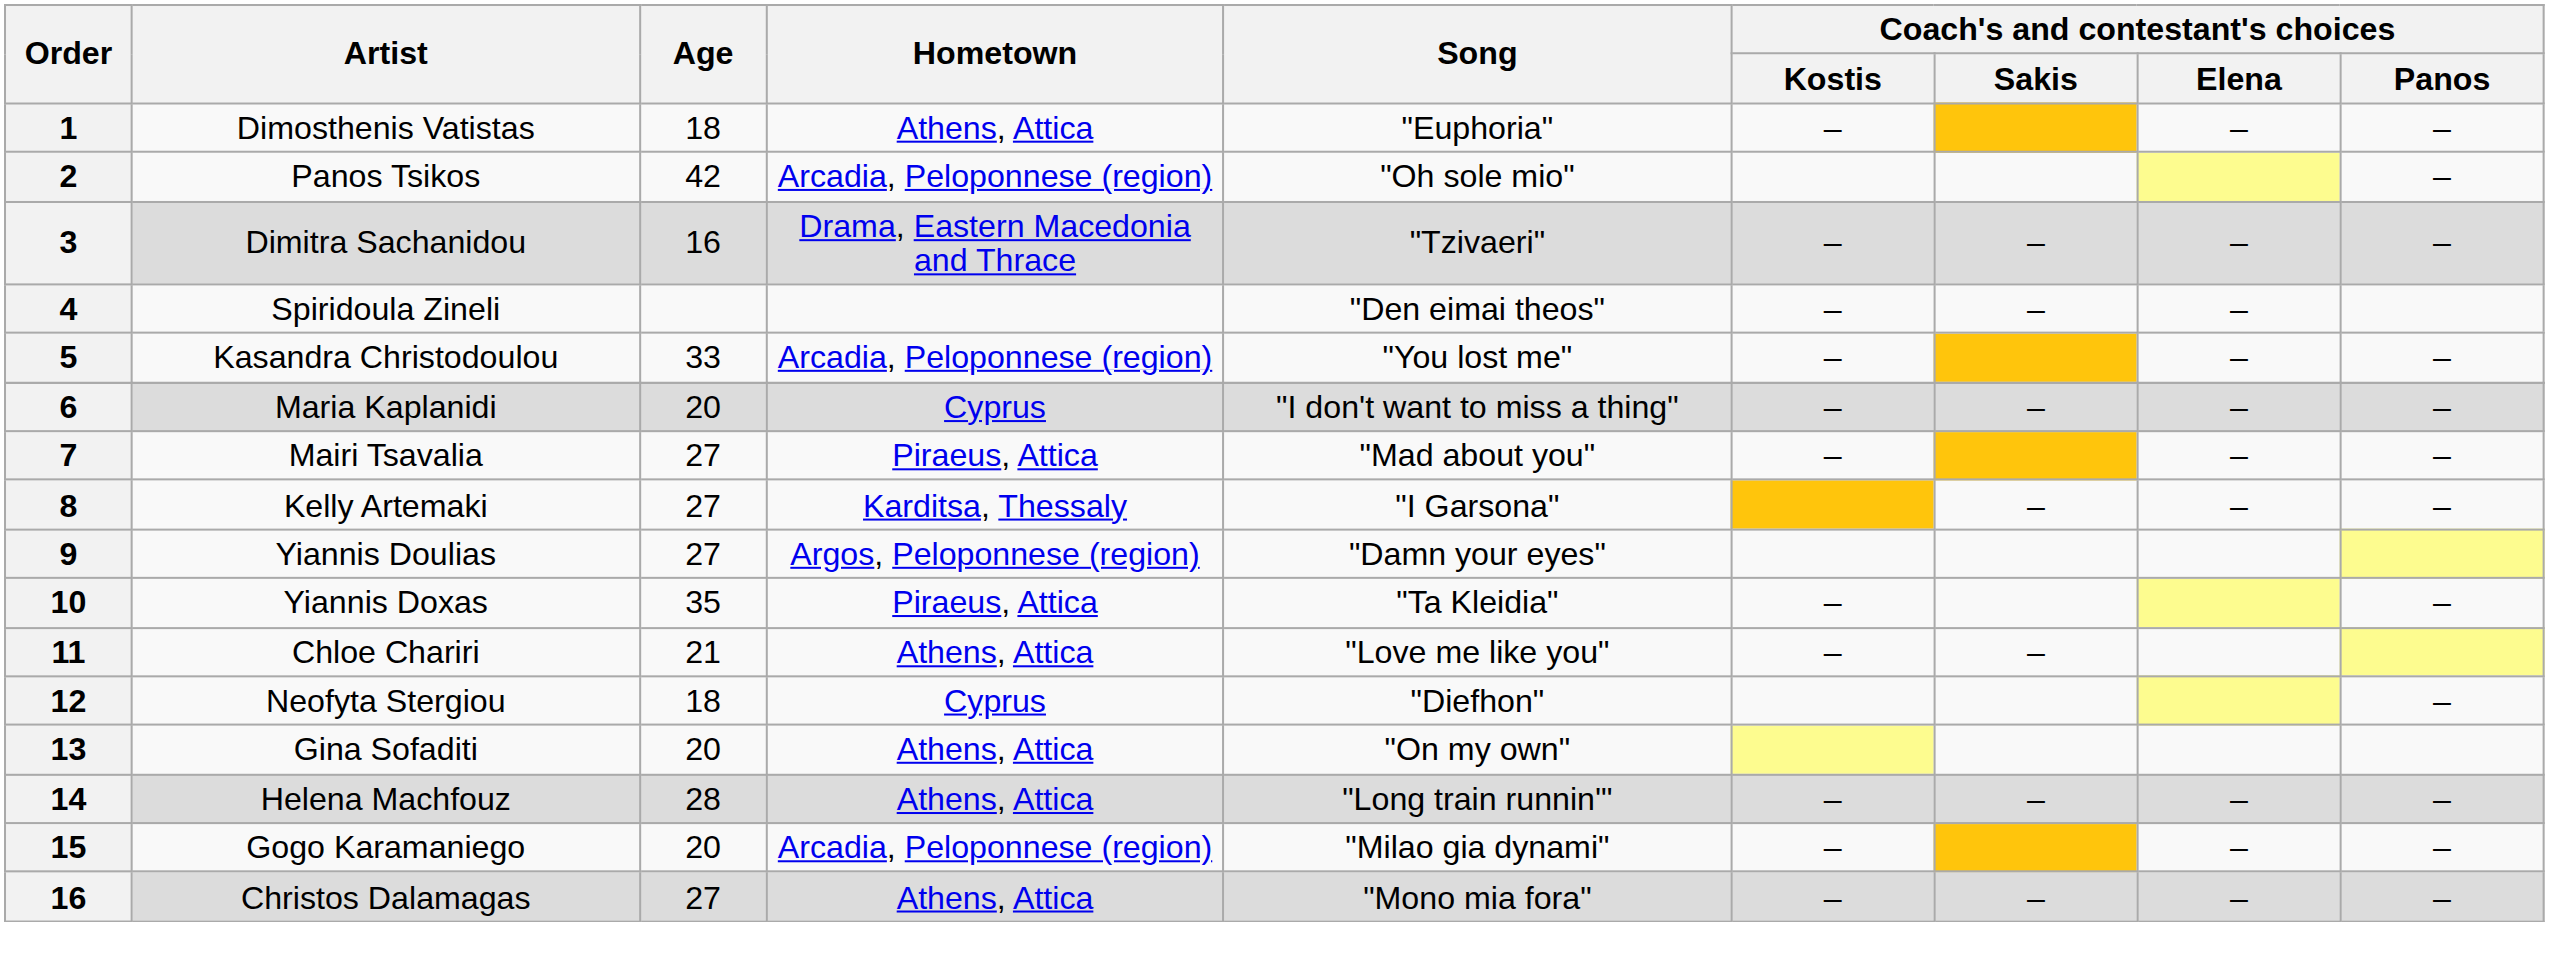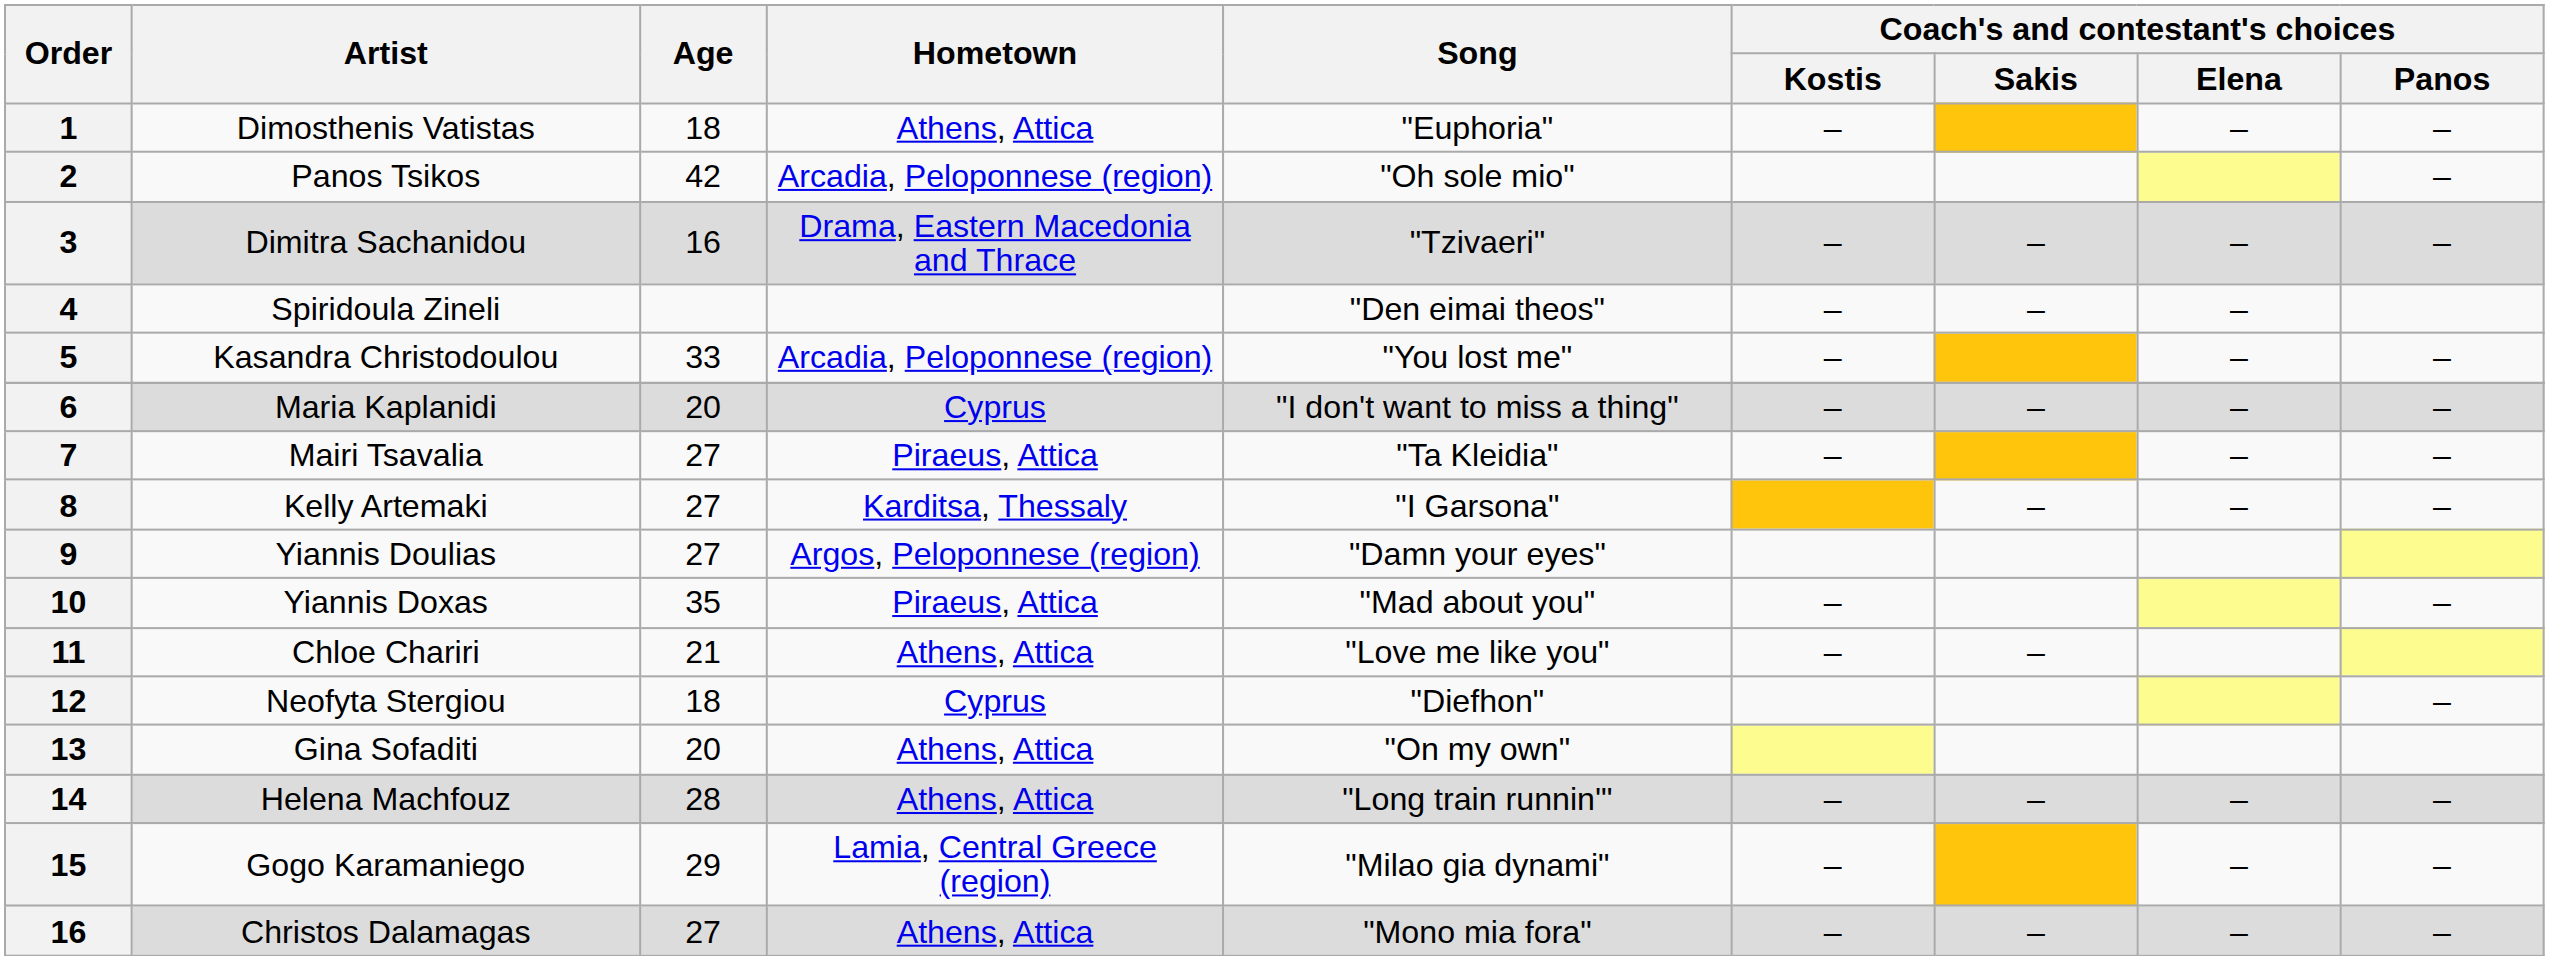(1477, 456) "Mad about you" -> (1477, 456) "Ta Kleidia"
(1477, 603) "Ta Kleidia" -> (1477, 603) "Mad about you"
(703, 848) 20 -> (703, 865) 29
(995, 848) Arcadia, Peloponnese (region) -> (995, 865) Lamia, Central Greece (region)
